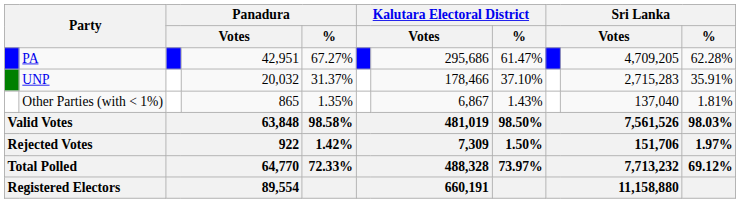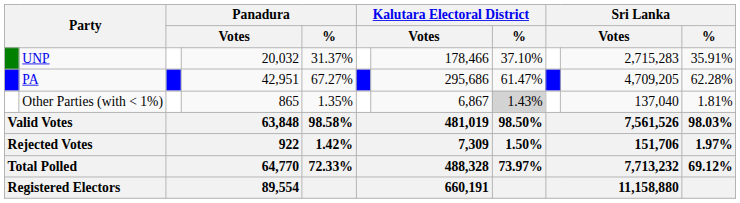rows swapped: (30, 58) <-> (36, 79)
(525, 101) no background -> (525, 101) lightgrey background
